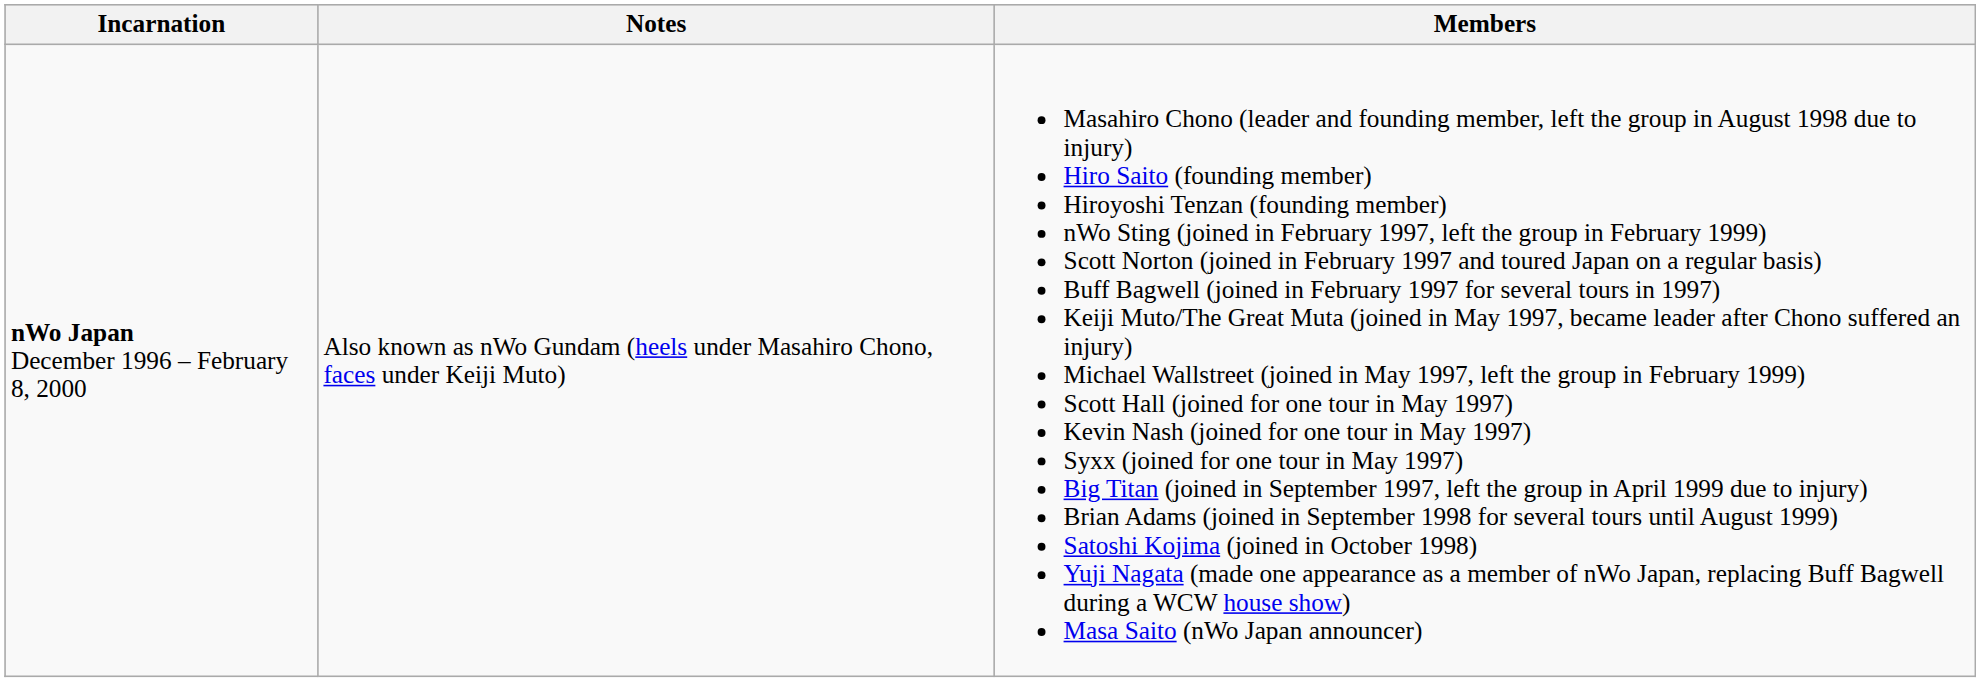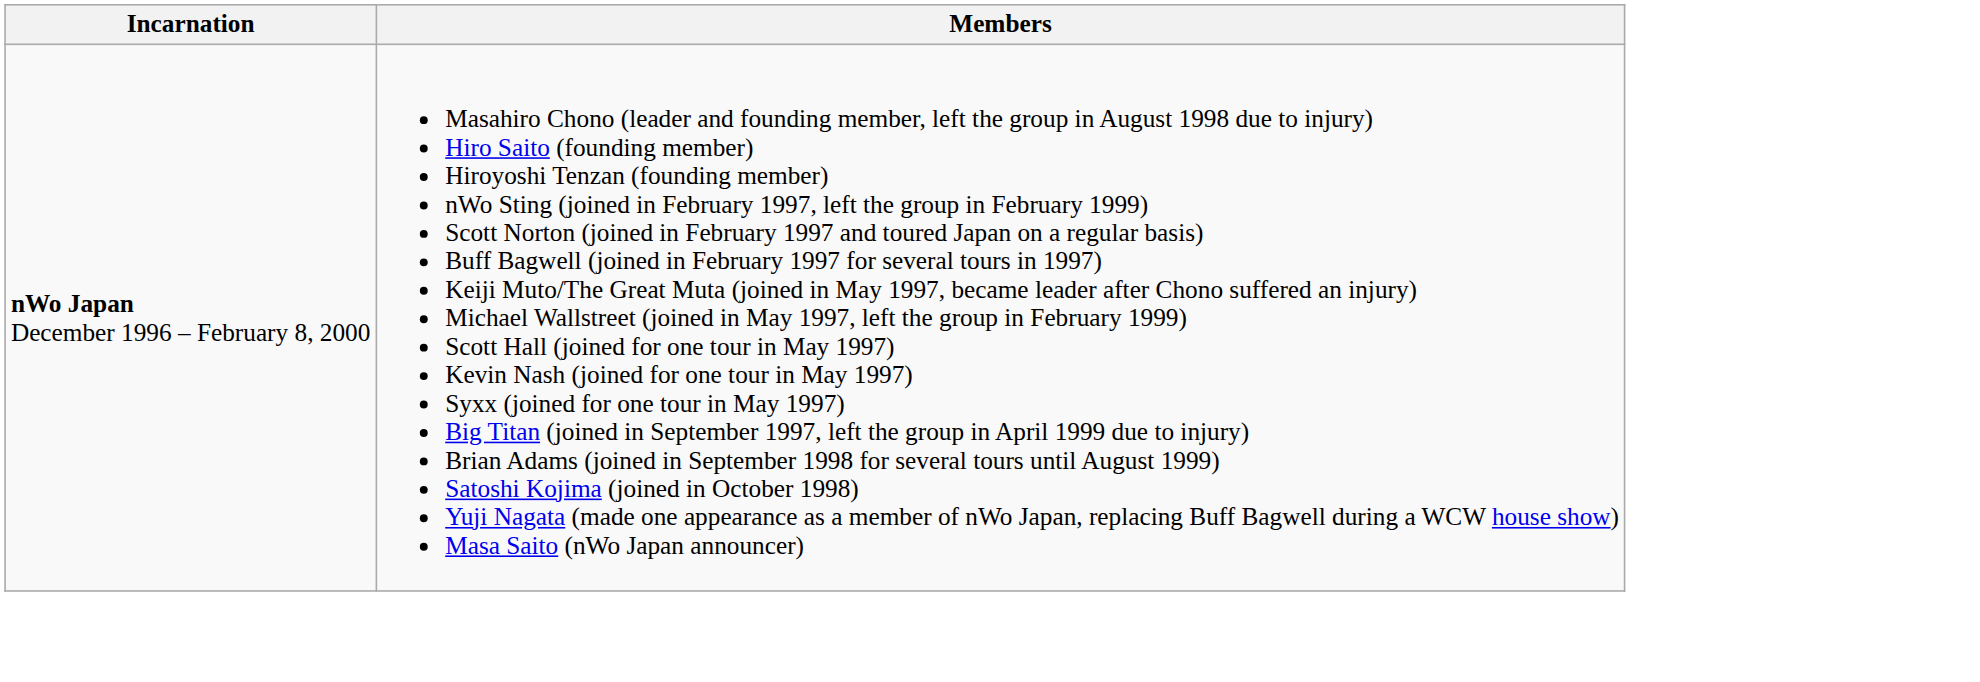- column: (656, 24)
